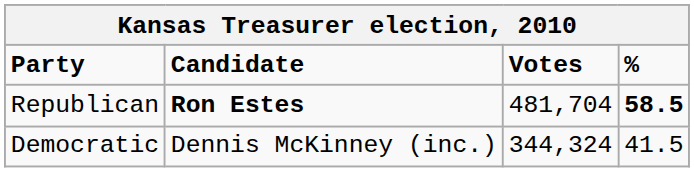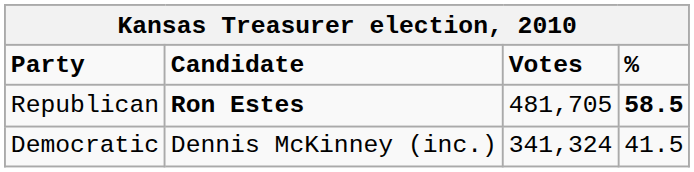(561, 106) 481,704 -> (561, 106) 481,705
(561, 146) 344,324 -> (561, 146) 341,324
